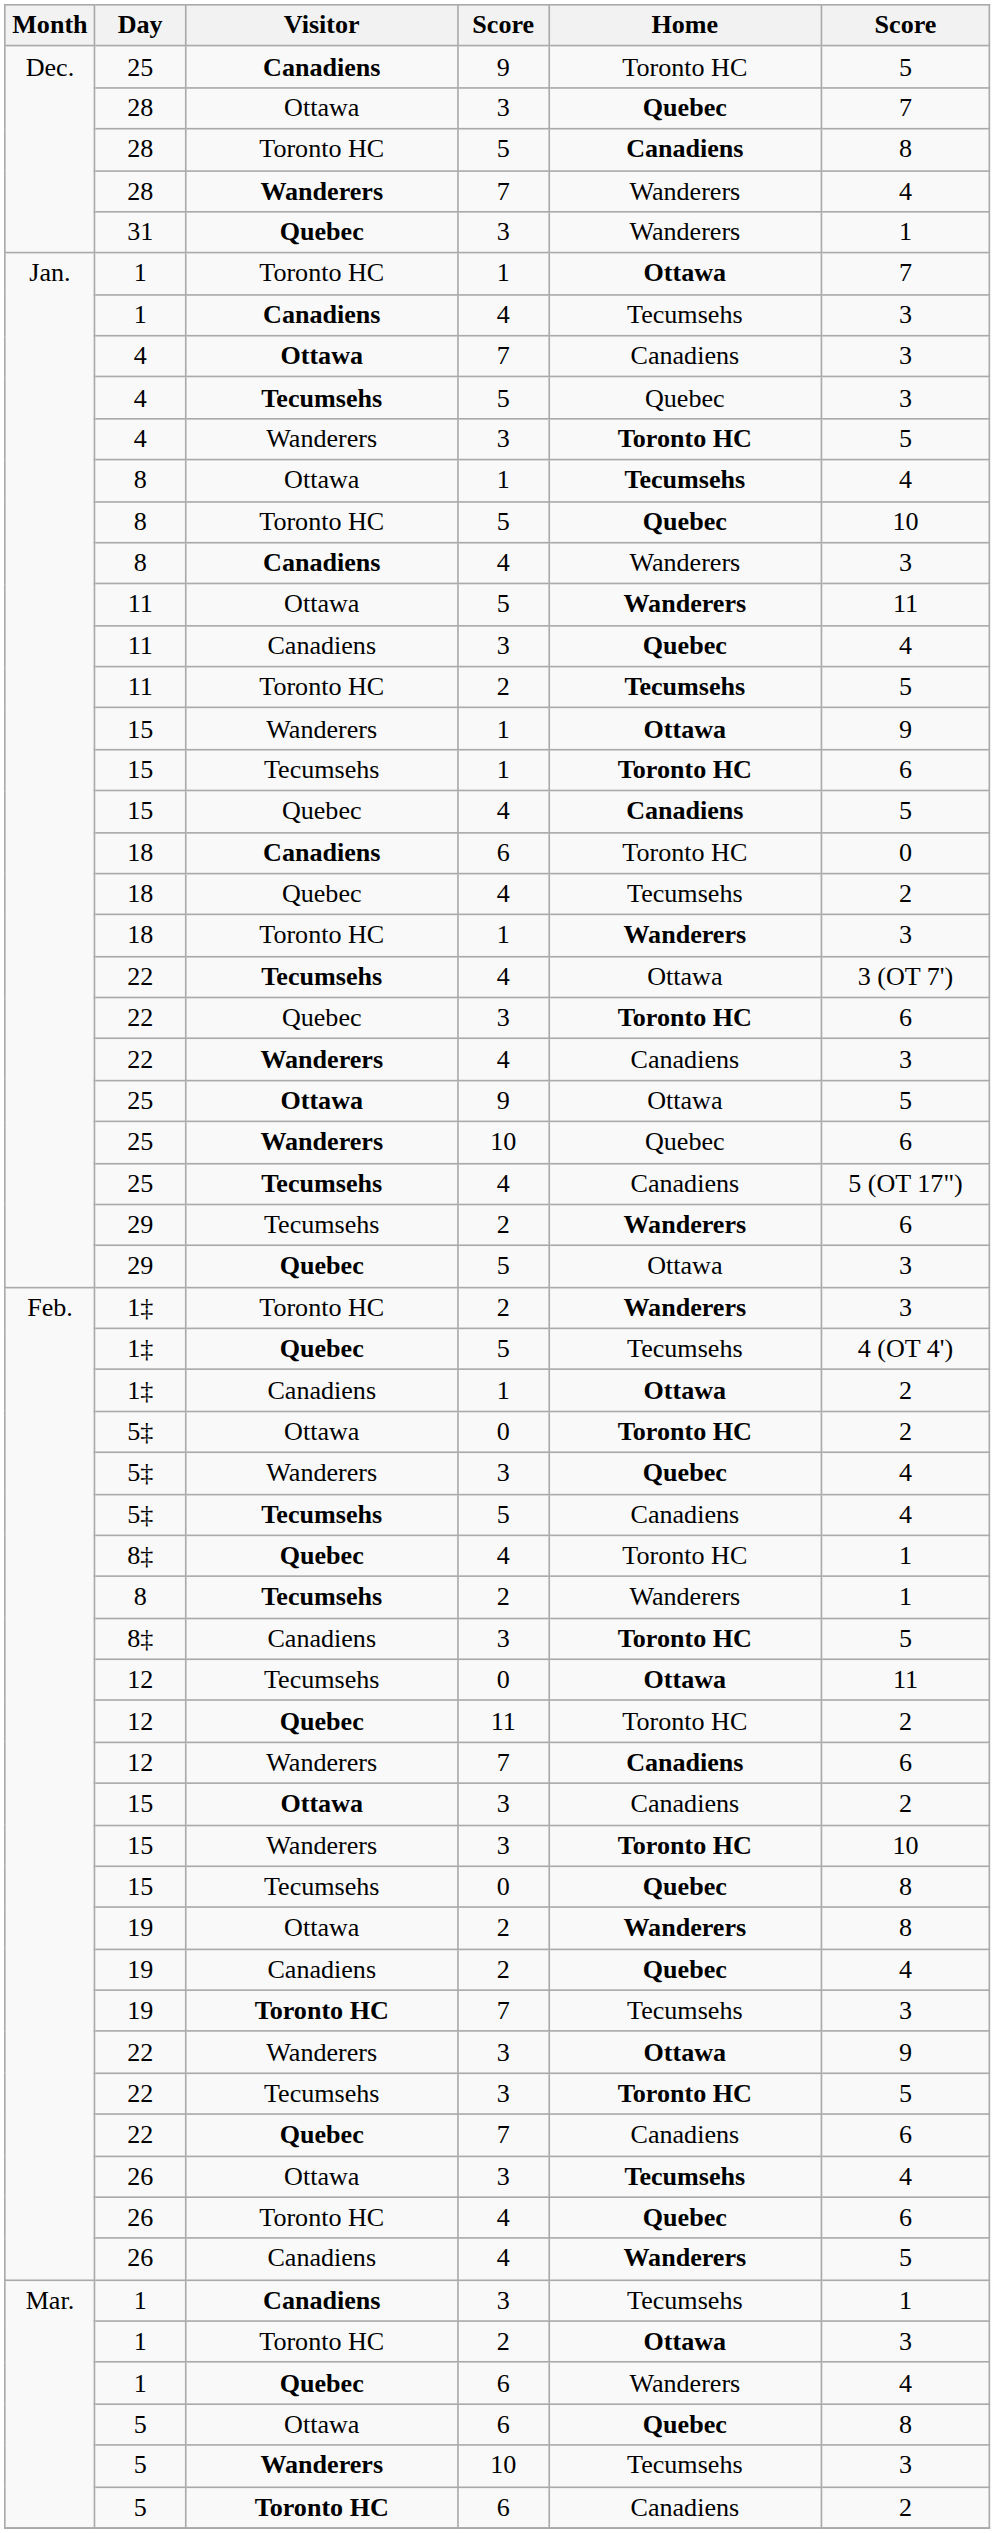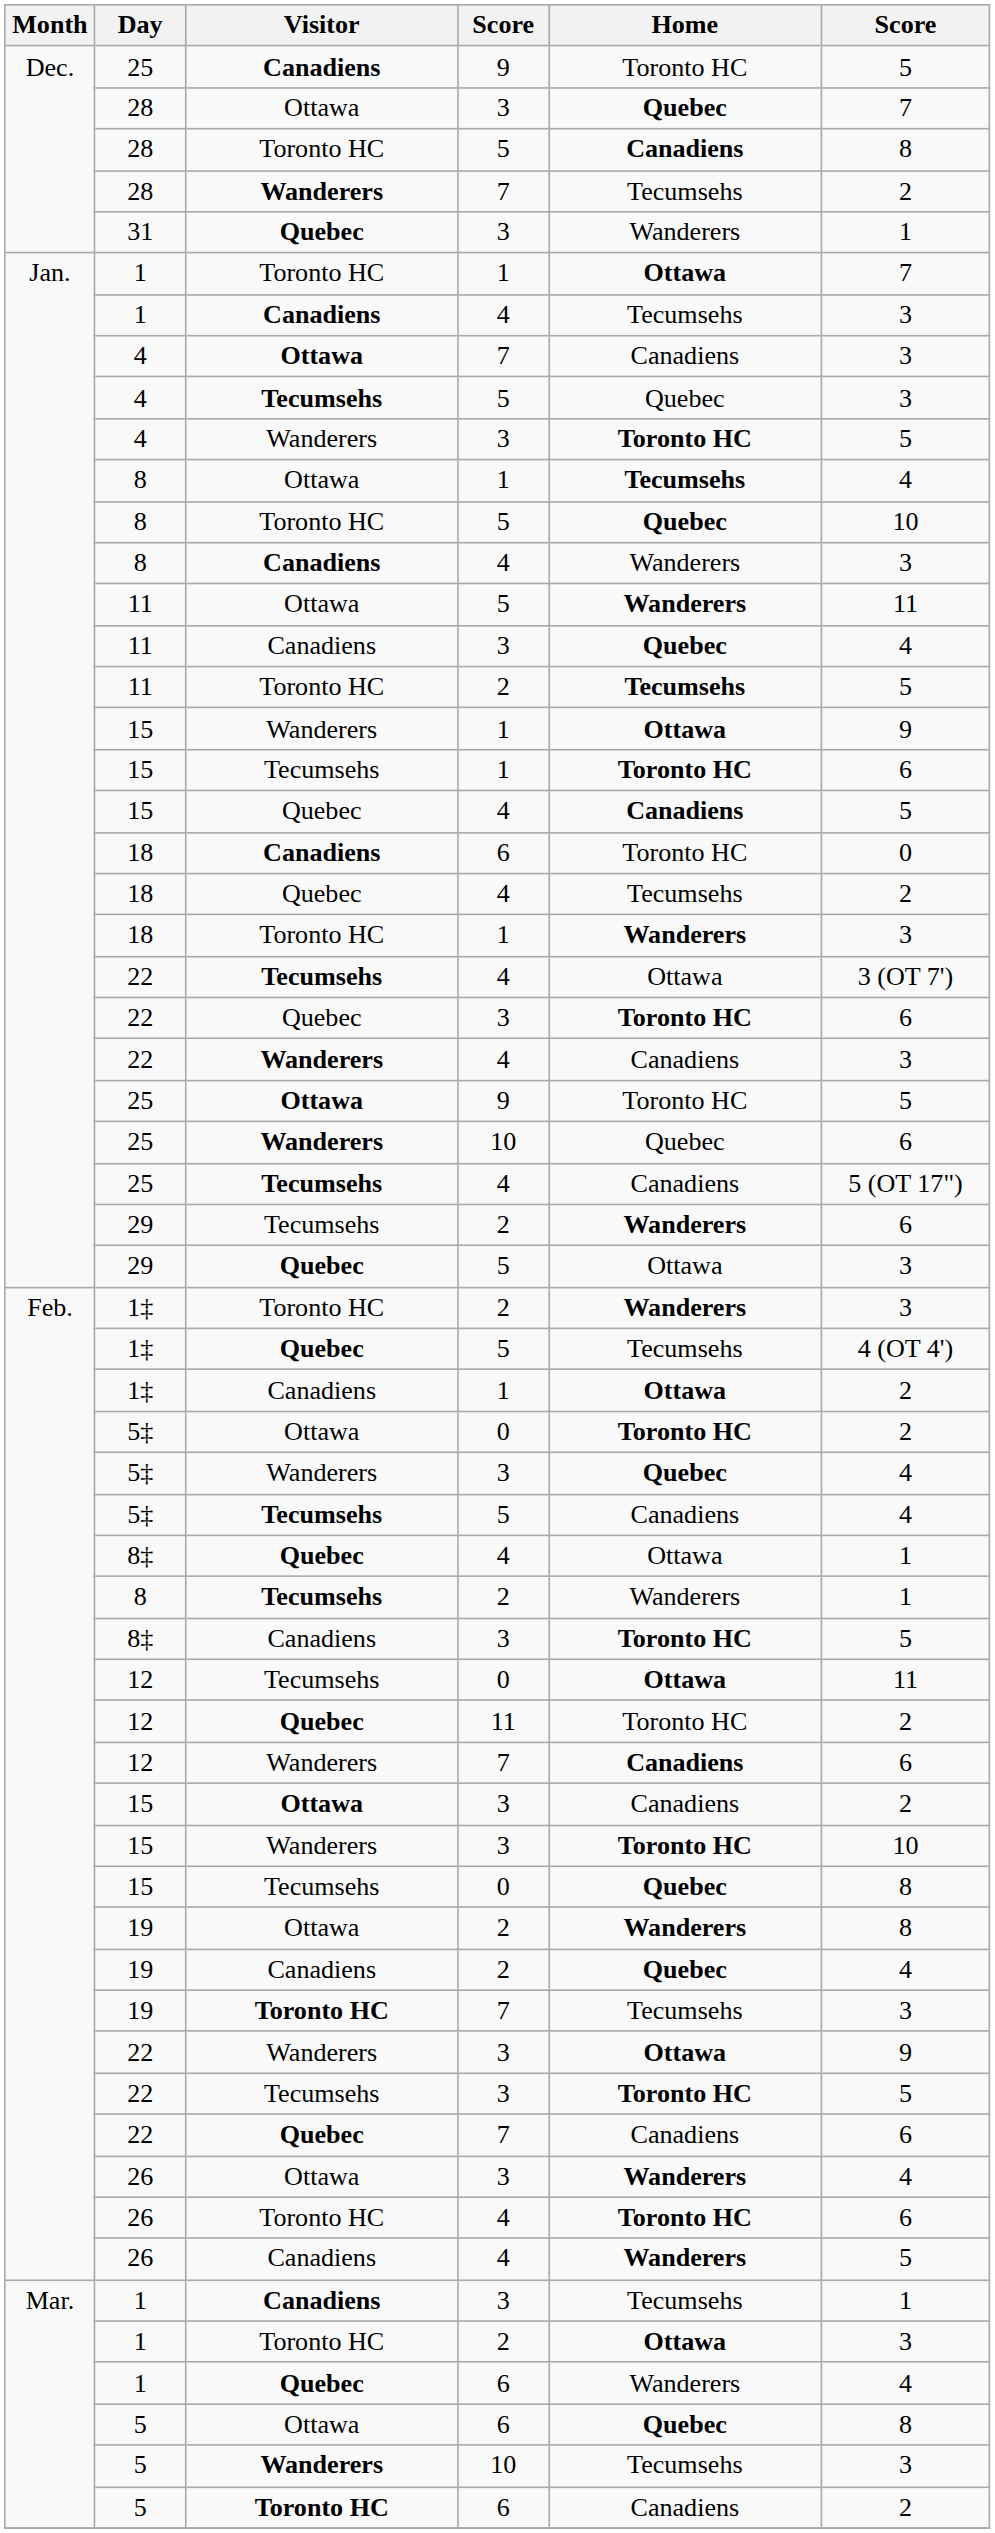(685, 190) Wanderers -> (685, 190) Tecumsehs
(905, 190) 4 -> (905, 190) 2
(685, 1100) Ottawa -> (685, 1100) Toronto HC
(685, 1555) Toronto HC -> (685, 1555) Ottawa
(685, 2175) Tecumsehs -> (685, 2175) Wanderers
(685, 2217) Quebec -> (685, 2217) Toronto HC
